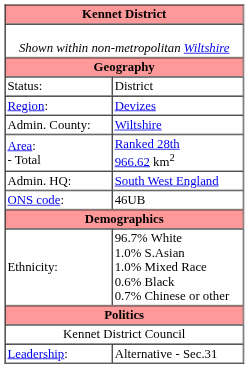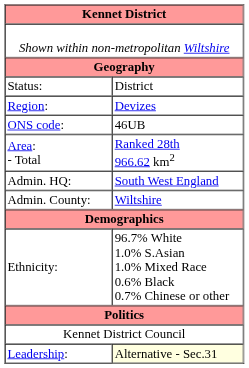rows swapped: (49, 124) <-> (36, 200)
(166, 353) no background -> (166, 353) lightyellow background
